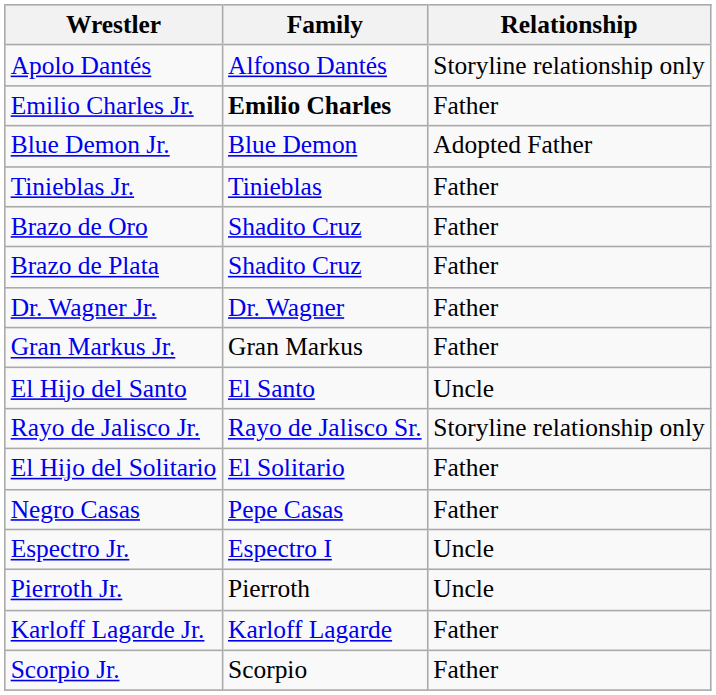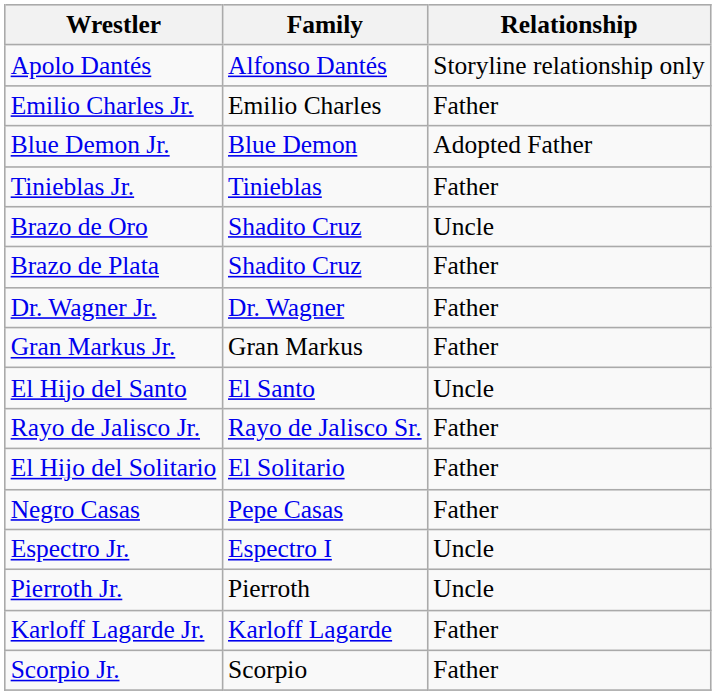(310, 105) bold -> (305, 105) normal
(466, 226) Father -> (464, 226) Uncle
(569, 428) Storyline relationship only -> (466, 428) Father
